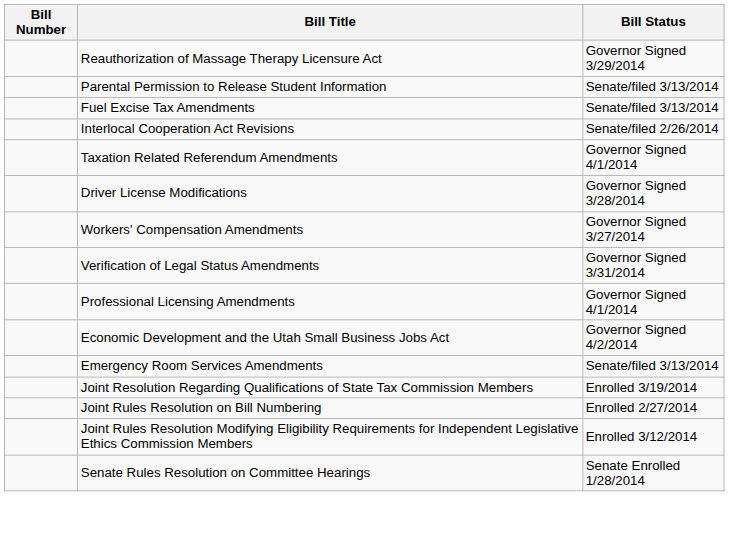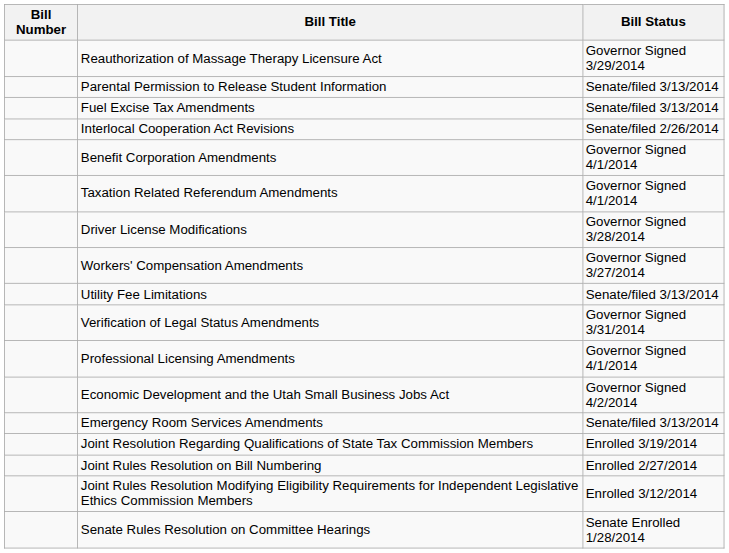+ row: (179, 157)
+ row: (144, 294)
